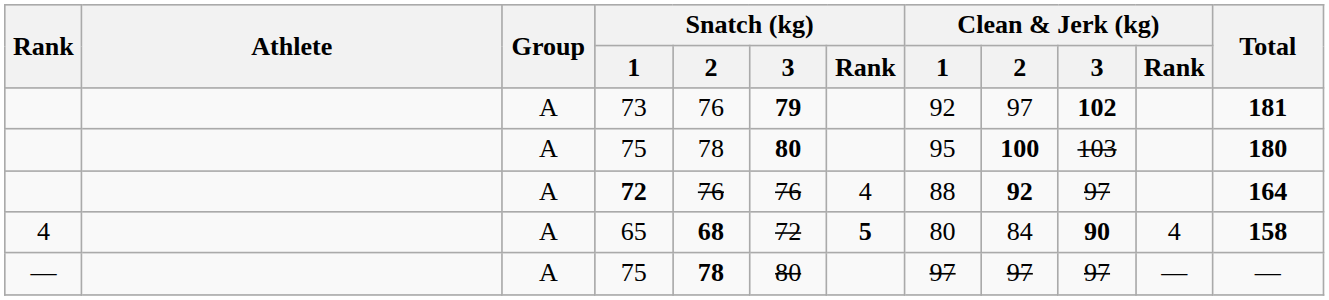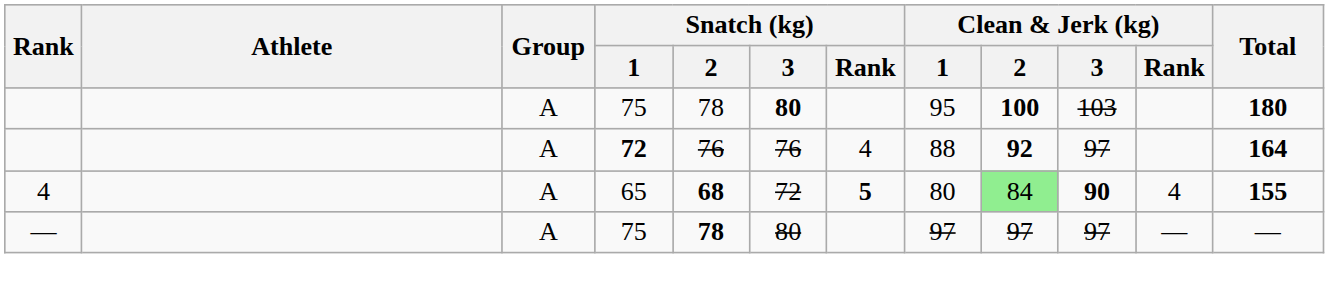- row: (43, 108)
(1020, 231) no background -> (1020, 190) lightgreen background
(1268, 231) 158 -> (1268, 190) 155
